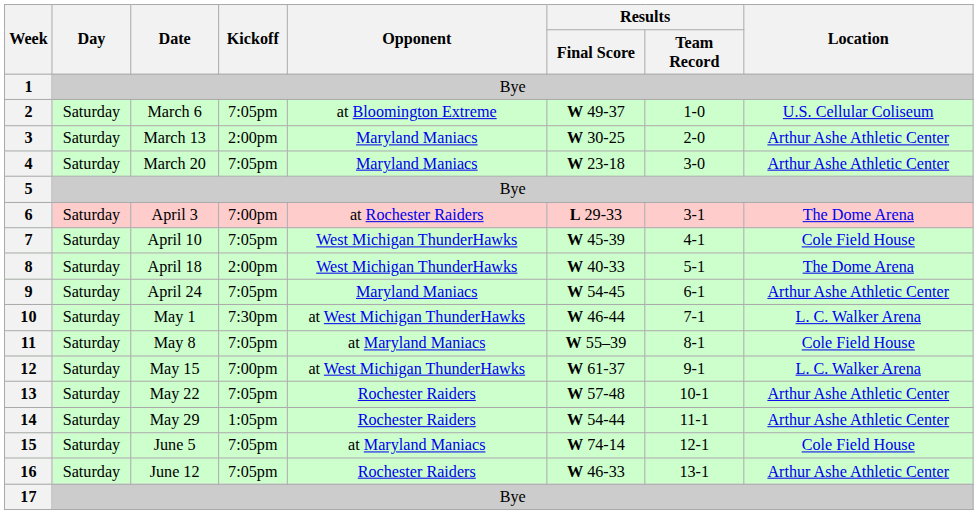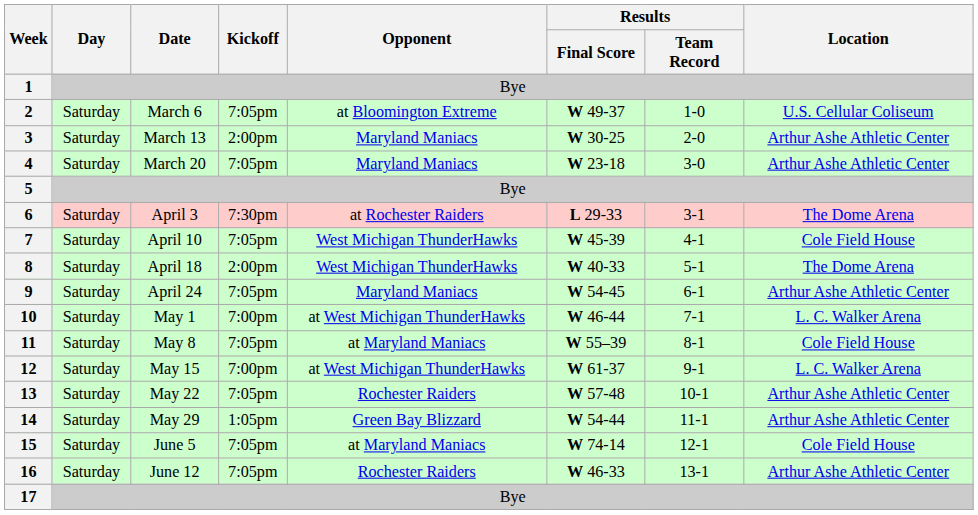(253, 214) 7:00pm -> (253, 214) 7:30pm
(253, 317) 7:30pm -> (253, 317) 7:00pm
(417, 419) Rochester Raiders -> (417, 419) Green Bay Blizzard
